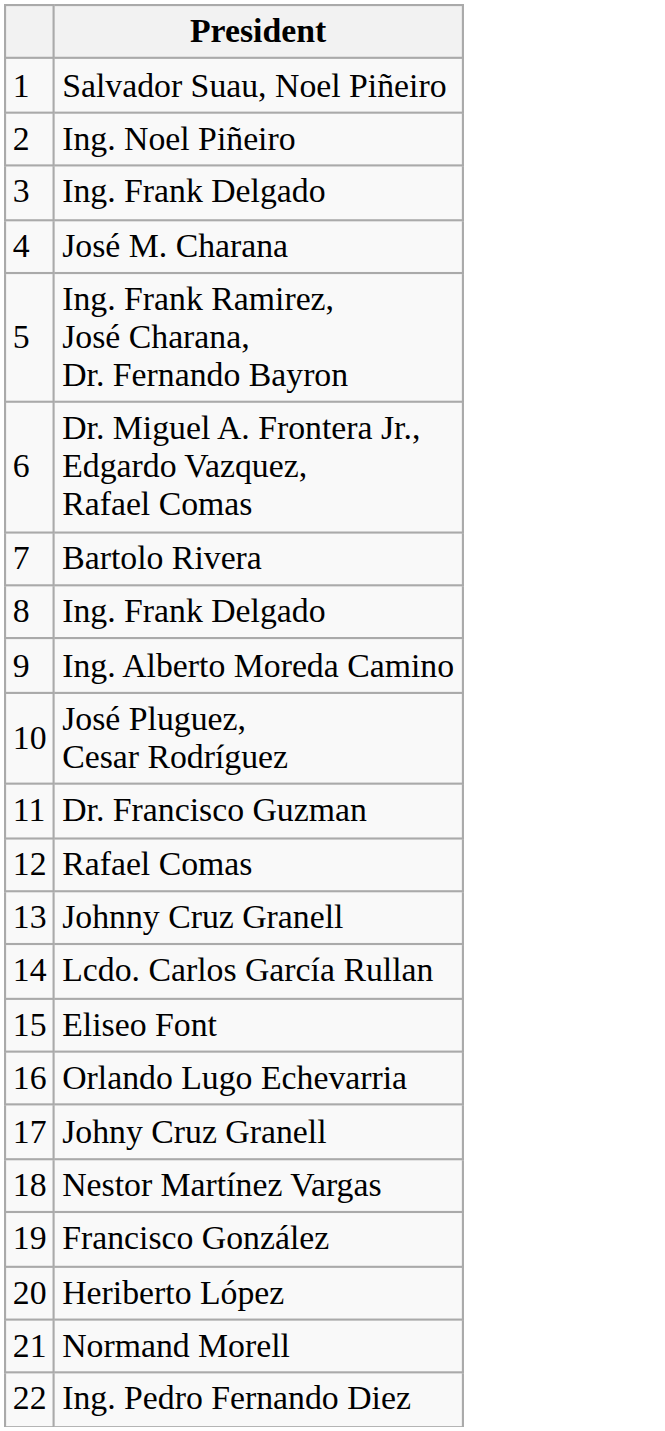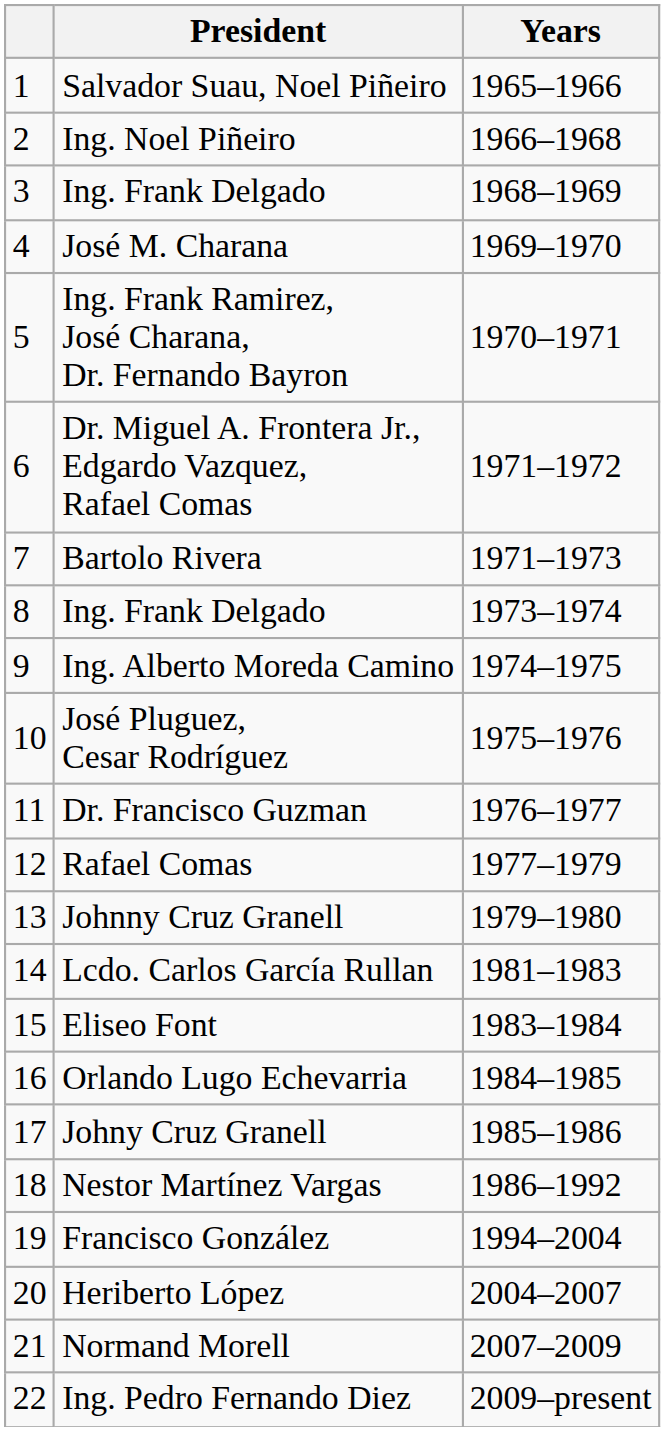+ column: (561, 31)
